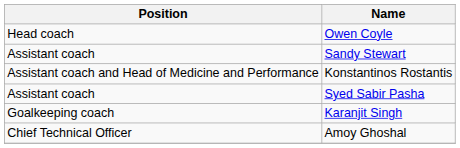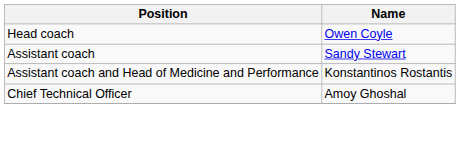- row: (374, 93)
- row: (363, 113)
